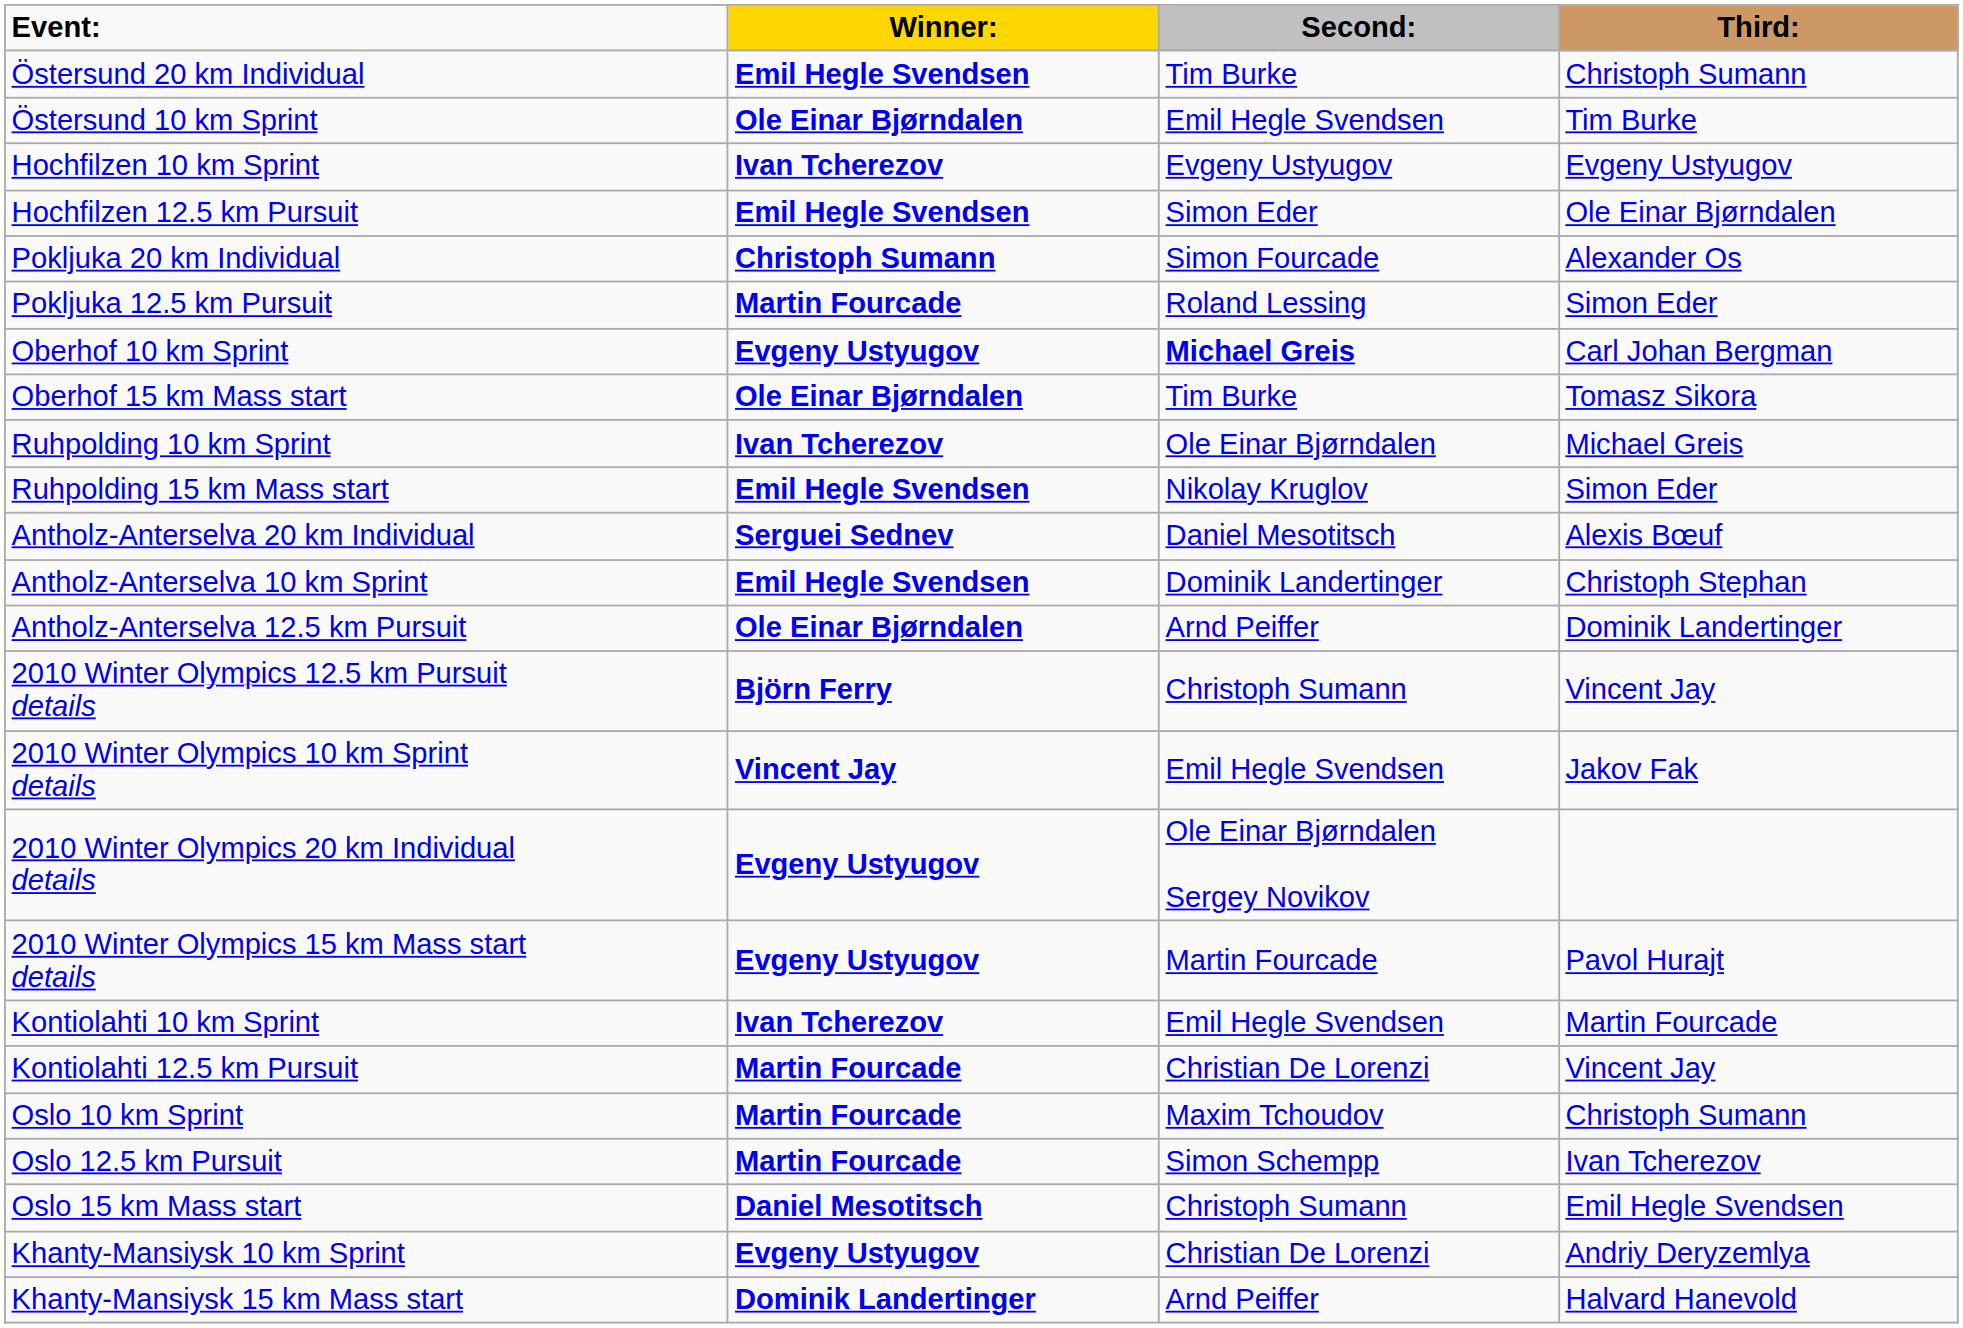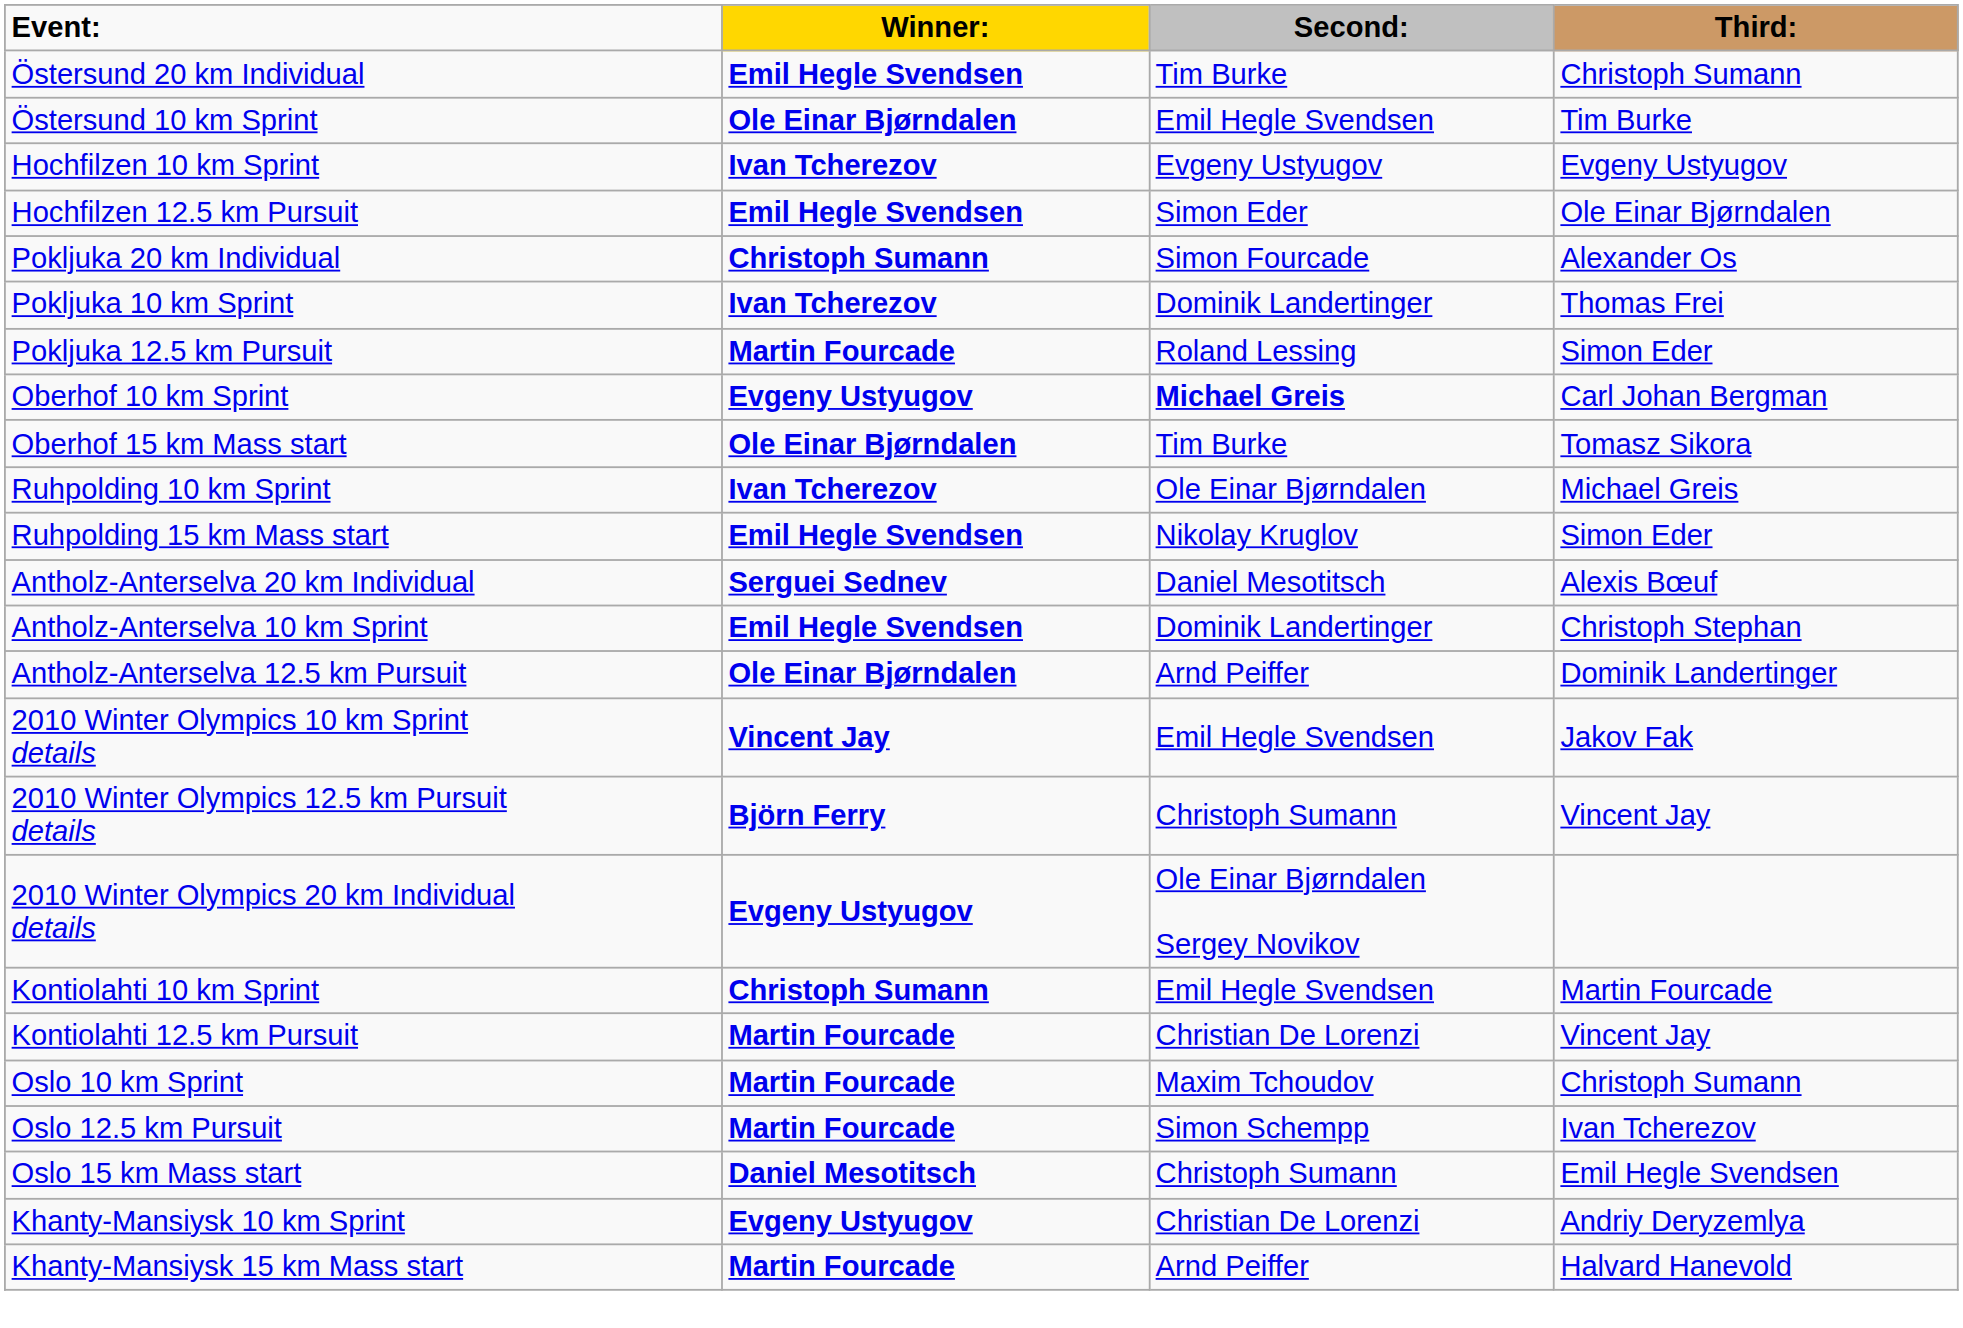+ row: (152, 304)
rows swapped: (240, 769) <-> (259, 690)
- row: (269, 960)
(839, 1022) Ivan Tcherezov -> (859, 989) Christoph Sumann
(885, 1299) Dominik Landertinger -> (842, 1267) Martin Fourcade
